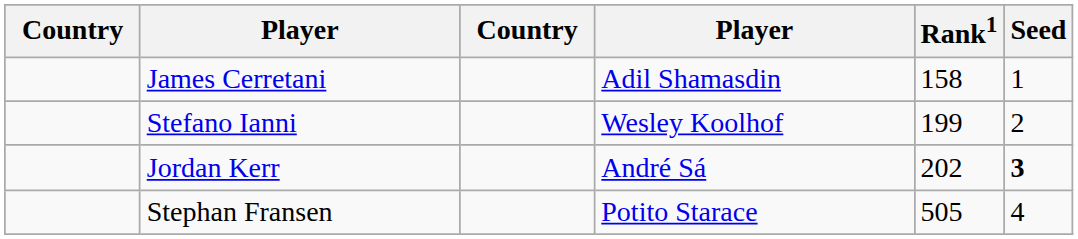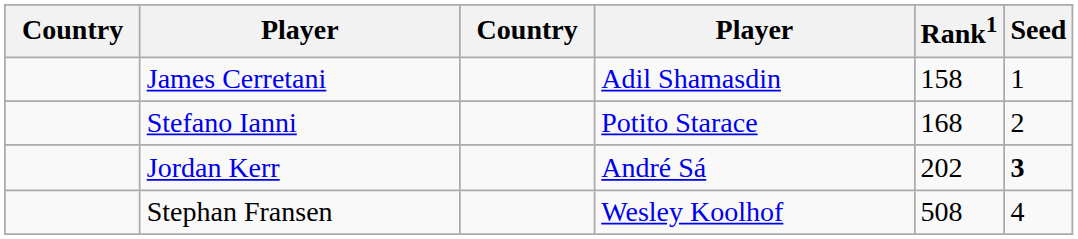(692, 123) Wesley Koolhof -> (679, 123) Potito Starace
(941, 123) 199 -> (941, 123) 168
(679, 211) Potito Starace -> (692, 211) Wesley Koolhof
(941, 211) 505 -> (941, 211) 508
